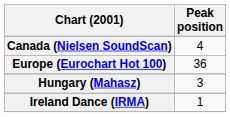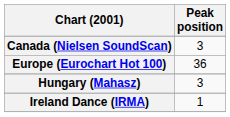(200, 45) 4 -> (200, 45) 3
